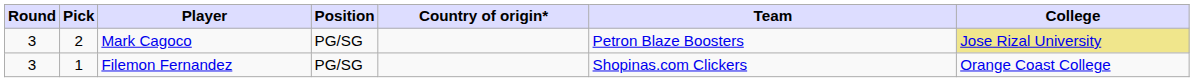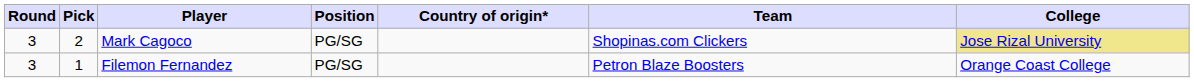(668, 40) Petron Blaze Boosters -> (670, 40) Shopinas.com Clickers
(670, 64) Shopinas.com Clickers -> (668, 64) Petron Blaze Boosters
